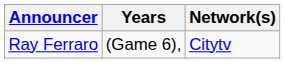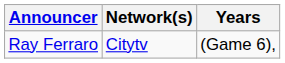columns swapped: (144, 17) <-> (233, 17)
